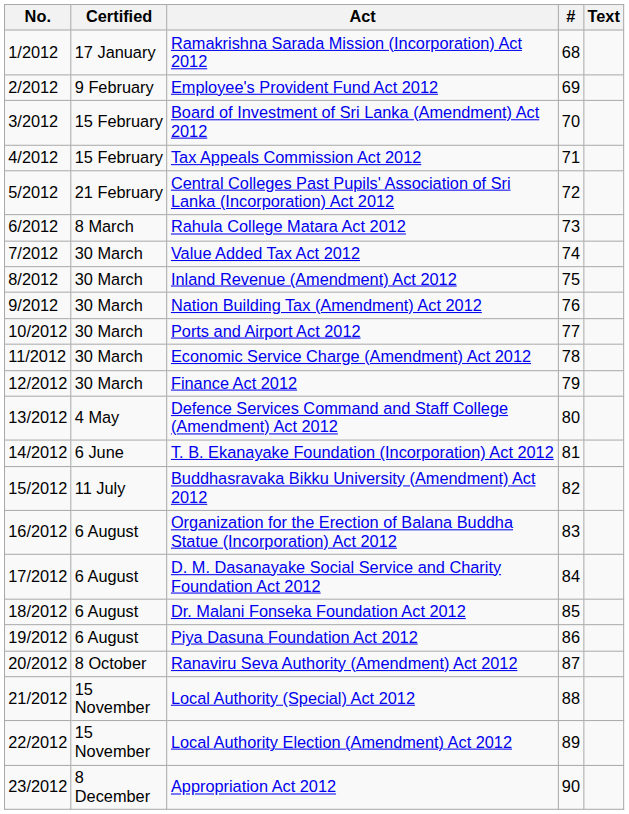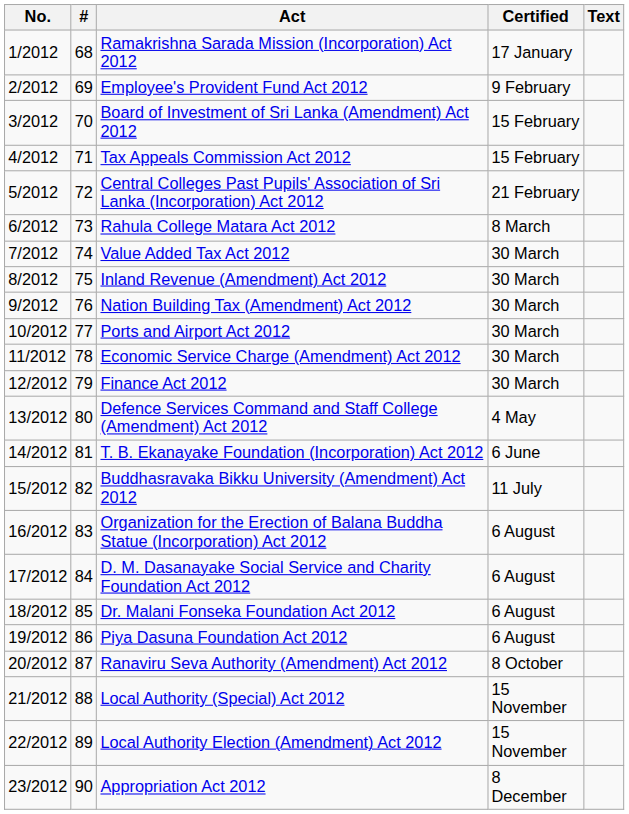columns swapped: (571, 17) <-> (119, 17)
